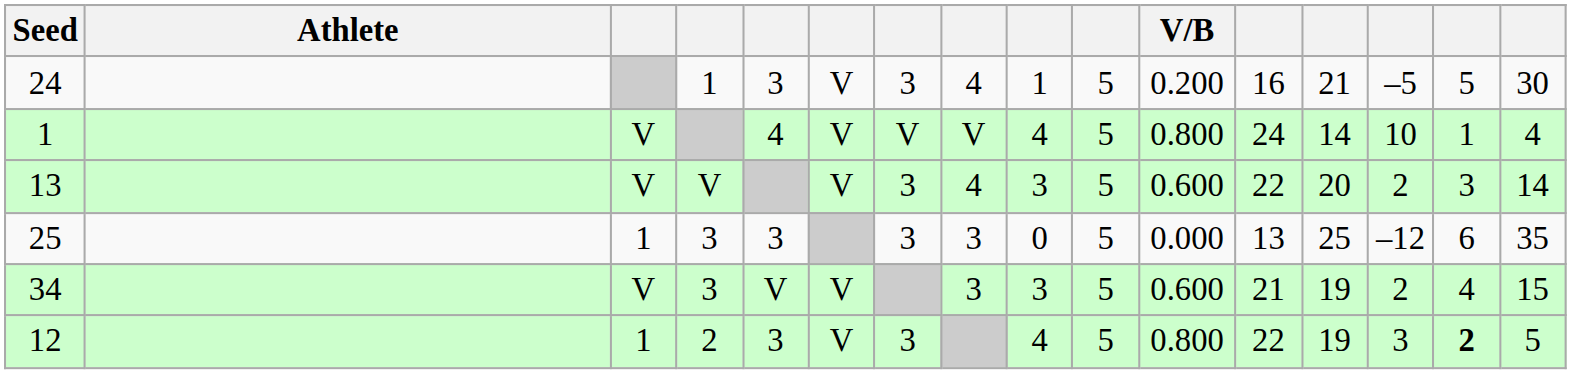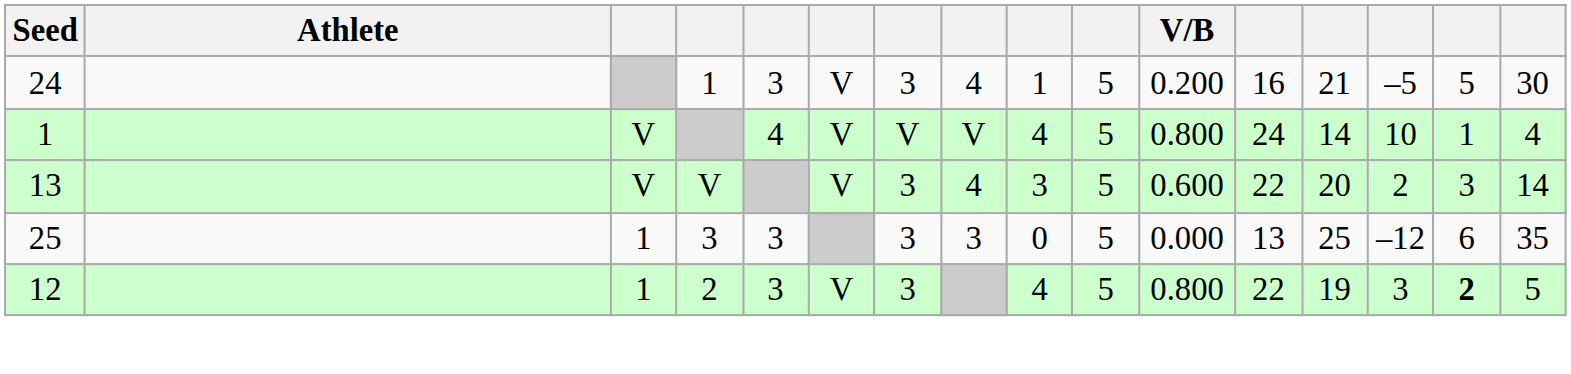- row: (45, 289)
